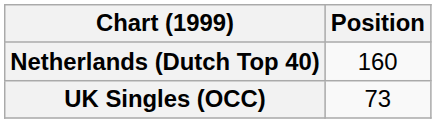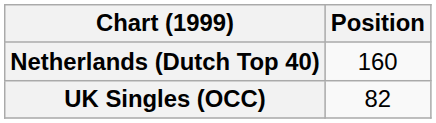(378, 99) 73 -> (378, 99) 82
